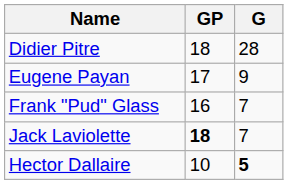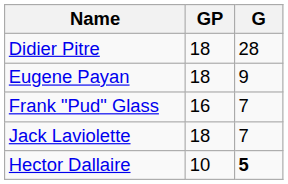(200, 77) 17 -> (200, 77) 18
(200, 135) bold -> (200, 135) normal
